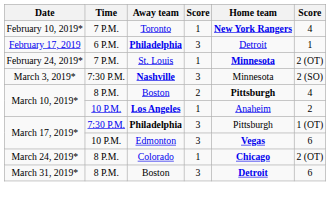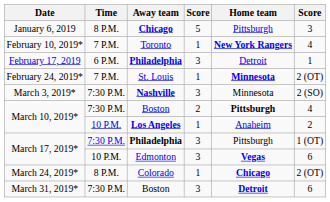+ row: (45, 28)
(106, 92) 8 P.M. -> (106, 108) 7:30 P.M.
(106, 173) 8 P.M. -> (106, 189) 7:30 P.M.
